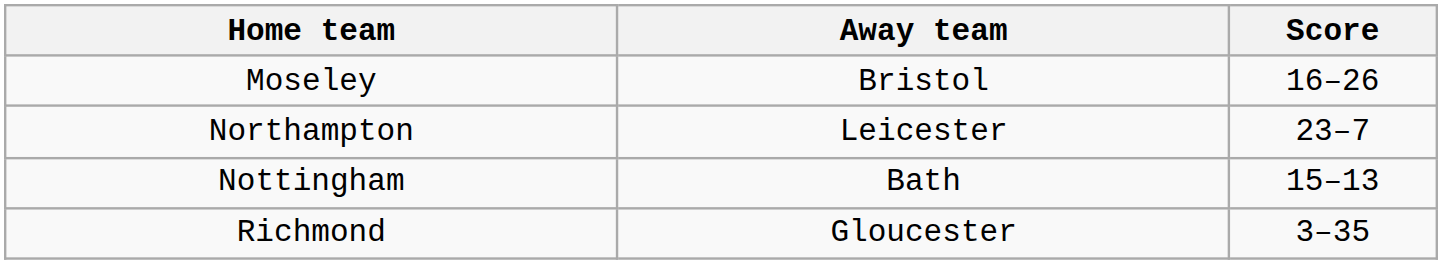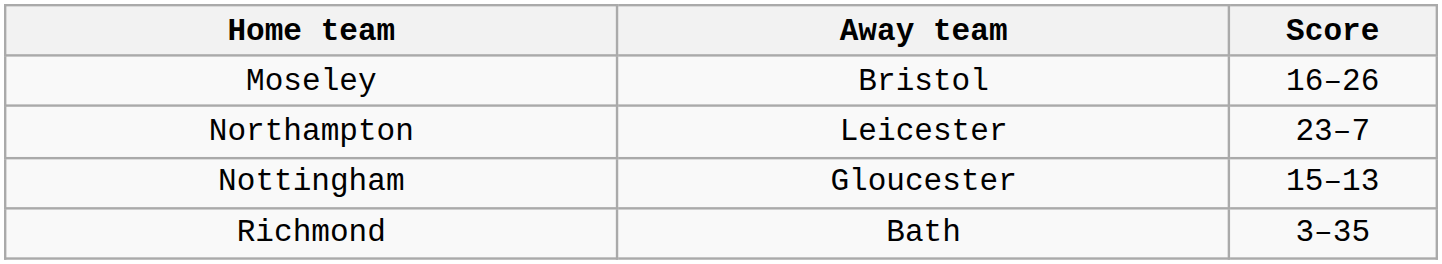(924, 182) Bath -> (924, 182) Gloucester
(924, 233) Gloucester -> (924, 233) Bath
